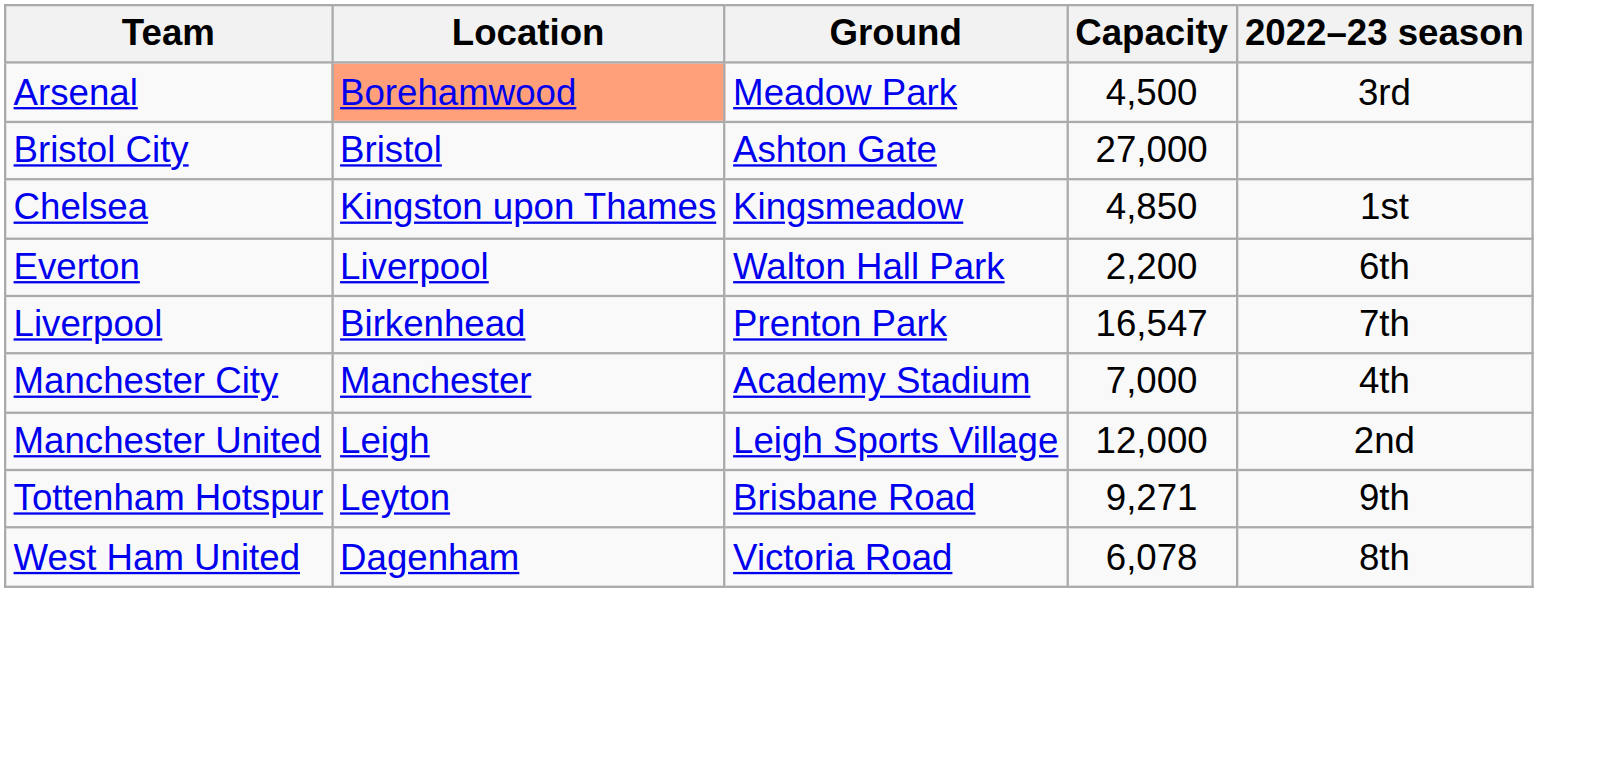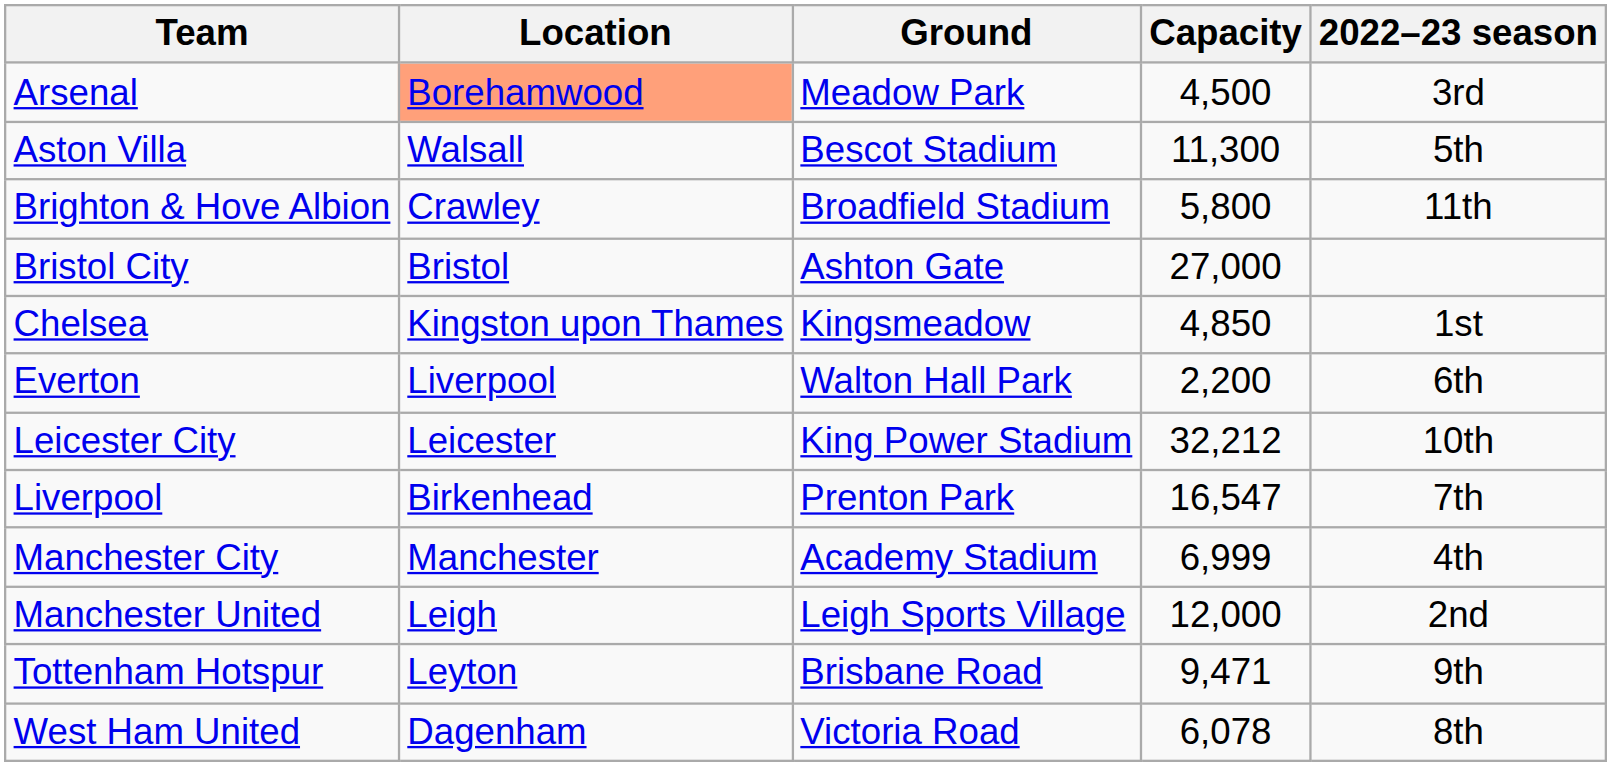+ row: (100, 149)
+ row: (202, 207)
+ row: (125, 440)
(1152, 382) 7,000 -> (1226, 556) 6,999
(1152, 498) 9,271 -> (1226, 672) 9,471
